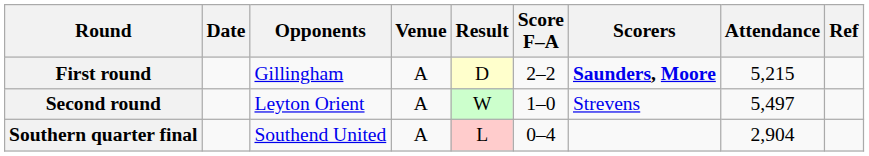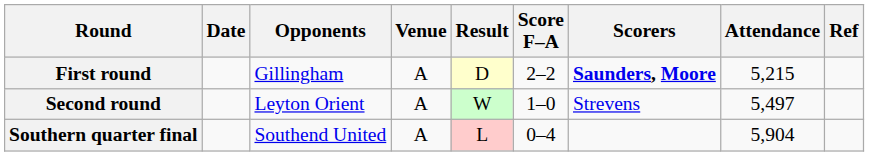(773, 134) 2,904 -> (773, 134) 5,904
